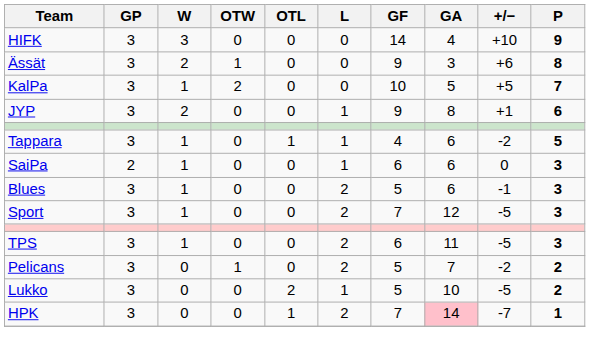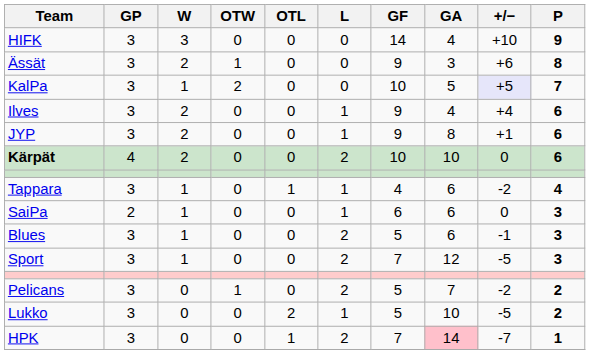(505, 87) no background -> (505, 87) lavender background
+ row: (23, 110)
+ row: (31, 157)
(558, 141) 5 -> (558, 188) 4
- row: (22, 243)
